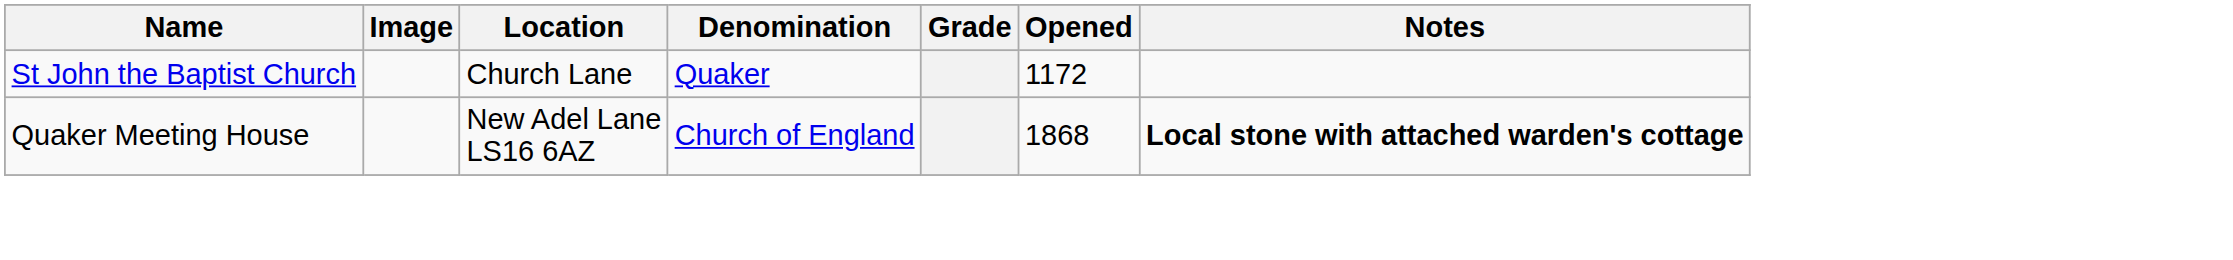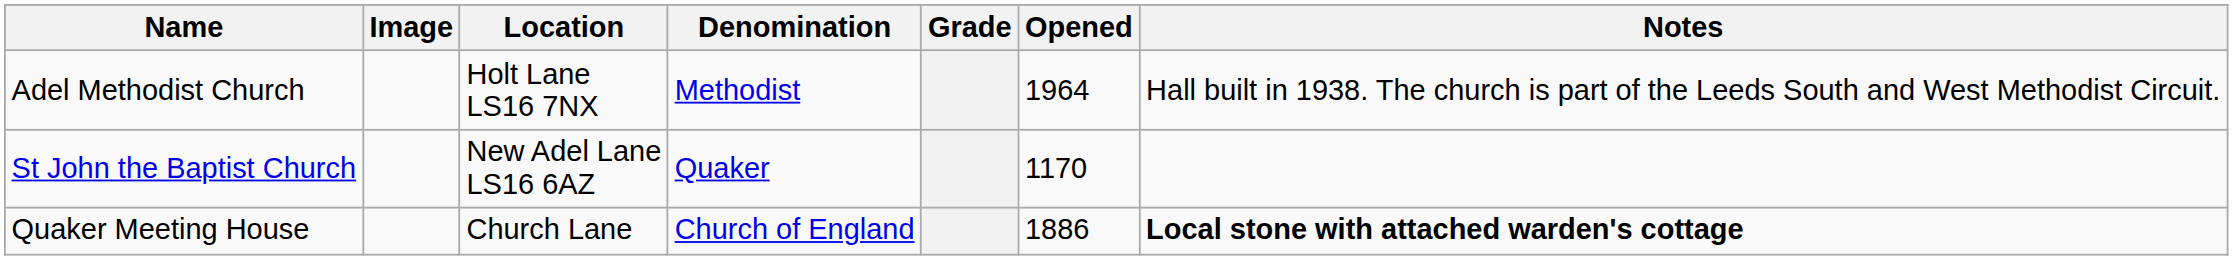+ row: (158, 89)
(549, 73) Church Lane -> (564, 168) New Adel Lane LS16 6AZ
(1056, 73) 1172 -> (1056, 168) 1170
(564, 135) New Adel Lane LS16 6AZ -> (549, 230) Church Lane
(1057, 135) 1868 -> (1057, 230) 1886
